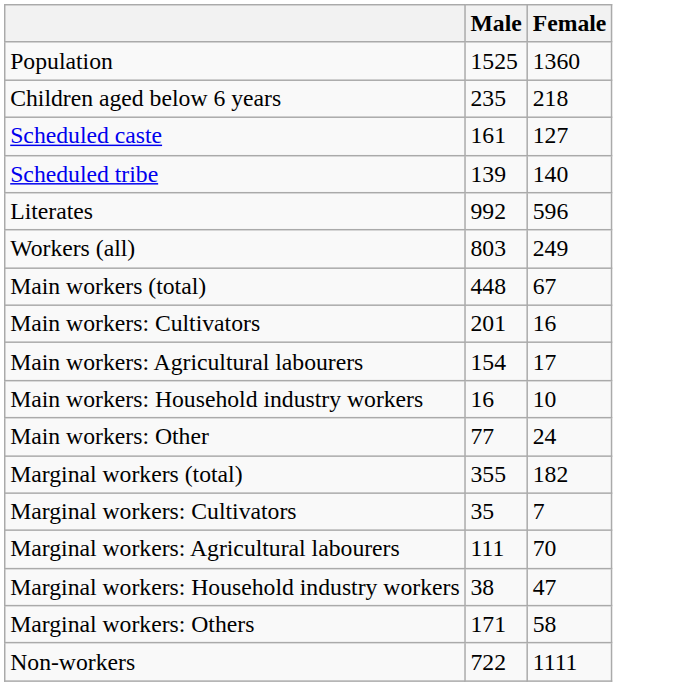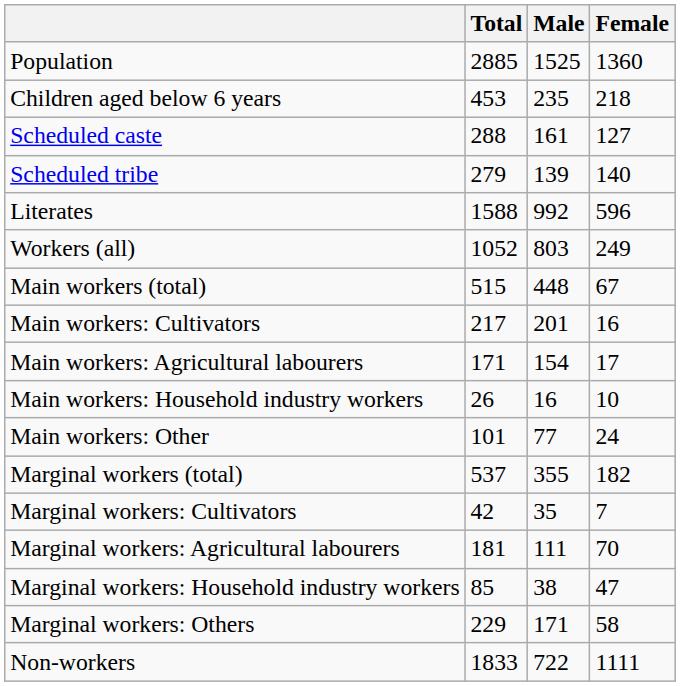+ column: (496, 23)
